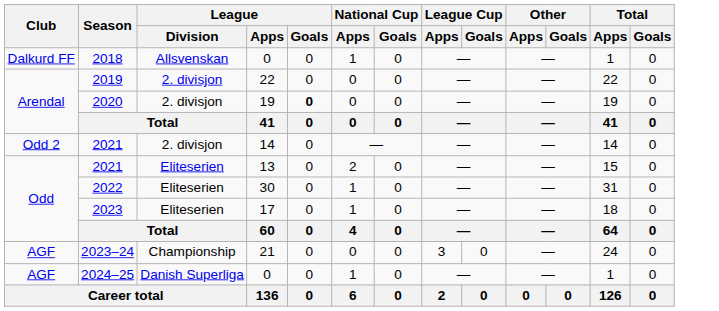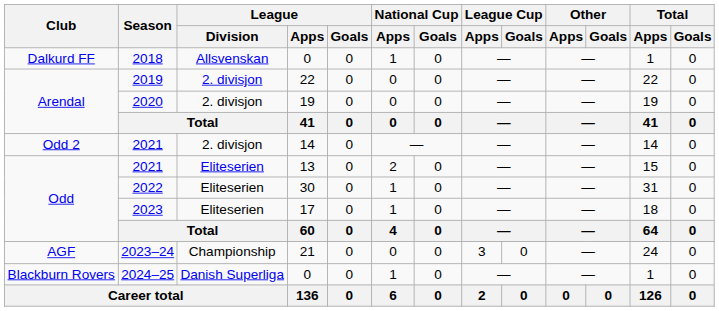(309, 101) bold -> (349, 101) normal
(41, 274) AGF -> (61, 274) Blackburn Rovers
